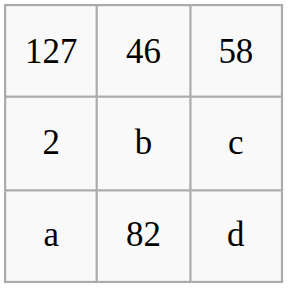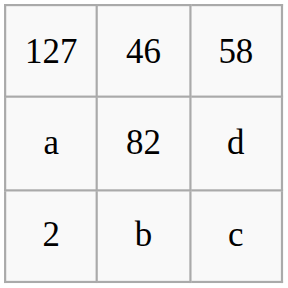rows swapped: (51, 142) <-> (51, 235)
